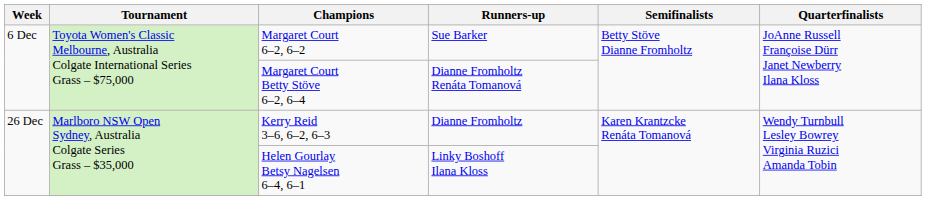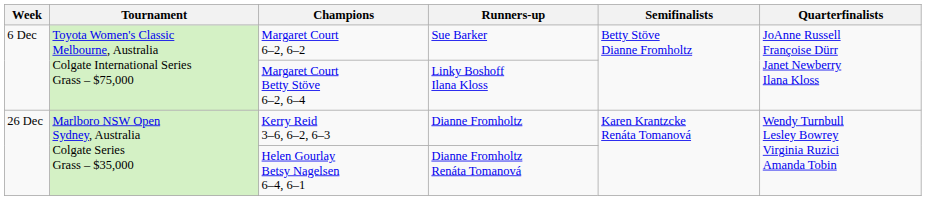(477, 78) Dianne Fromholtz Renáta Tomanová -> (468, 78) Linky Boshoff Ilana Kloss
(468, 163) Linky Boshoff Ilana Kloss -> (477, 163) Dianne Fromholtz Renáta Tomanová
